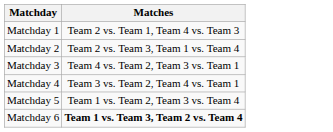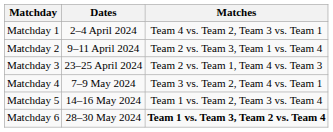+ column: (103, 13)
(153, 30) Team 2 vs. Team 1, Team 4 vs. Team 3 -> (236, 30) Team 4 vs. Team 2, Team 3 vs. Team 1
(153, 65) Team 4 vs. Team 2, Team 3 vs. Team 1 -> (236, 65) Team 2 vs. Team 1, Team 4 vs. Team 3
